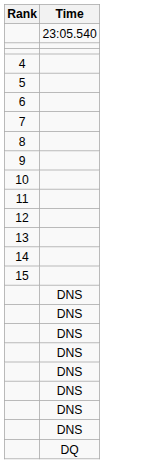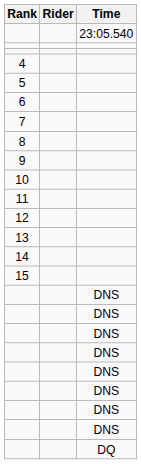+ column: (58, 14)
